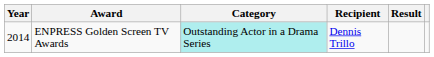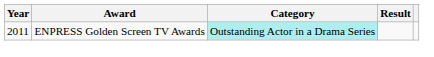- column: (358, 13)
(18, 37) 2014 -> (18, 31) 2011
